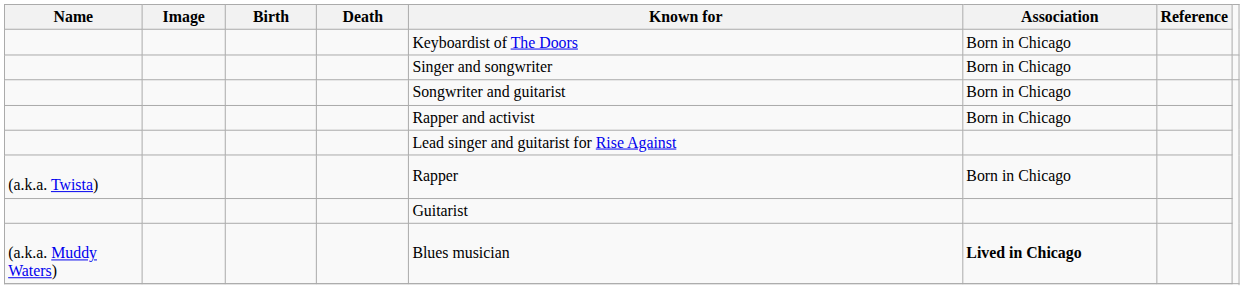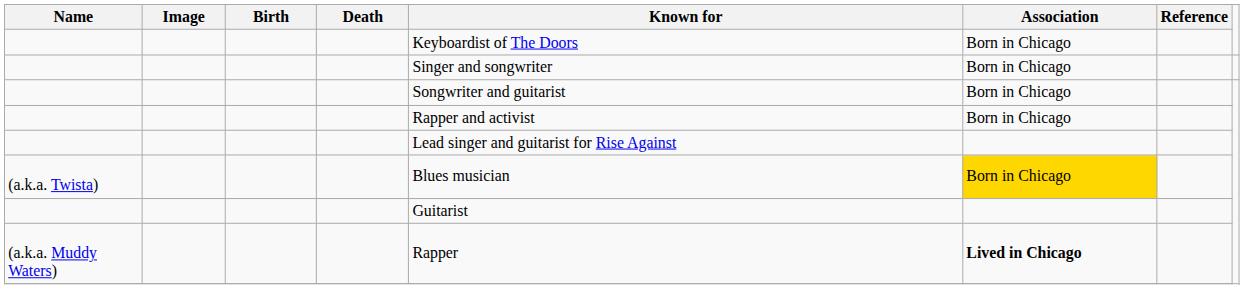(435, 176) Rapper -> (461, 176) Blues musician
(1019, 176) no background -> (1019, 176) gold background
(461, 253) Blues musician -> (435, 253) Rapper
